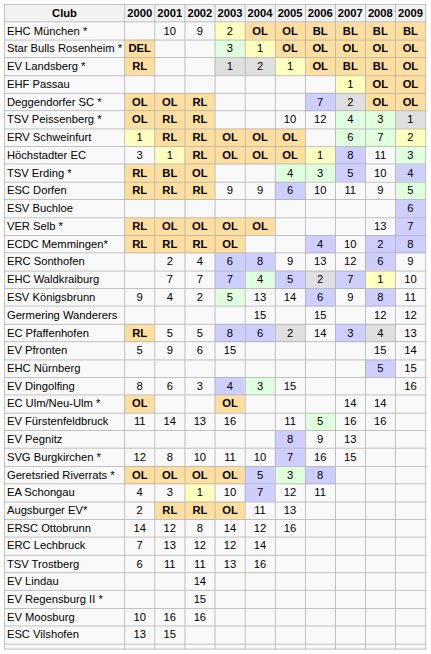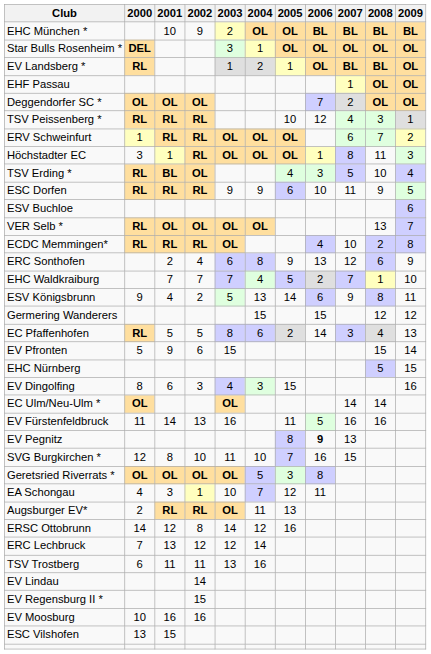(200, 102) RL -> (200, 102) OL
(140, 119) OL -> (140, 119) RL
(320, 439) normal -> (320, 439) bold
